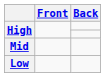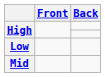rows swapped: (19, 47) <-> (19, 64)
